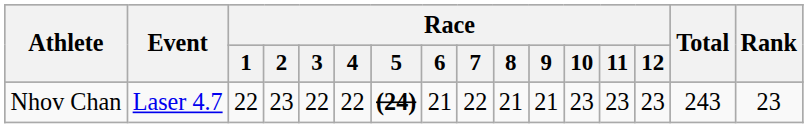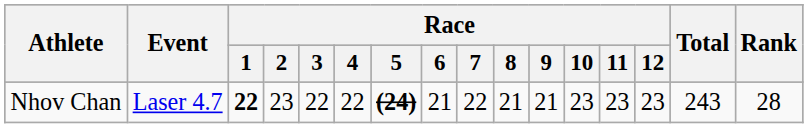(246, 102) normal -> (246, 102) bold
(769, 102) 23 -> (769, 102) 28
